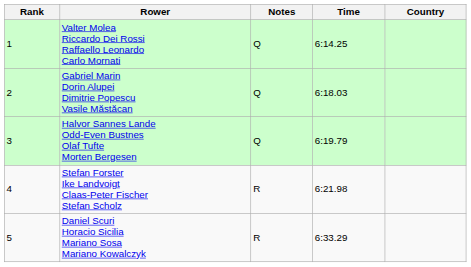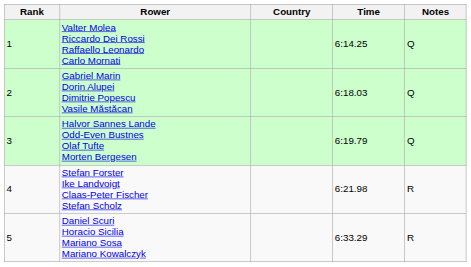columns swapped: (426, 12) <-> (282, 12)
